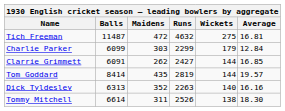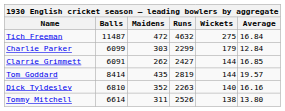(252, 36) 16.81 -> (252, 36) 16.84
(116, 87) 6313 -> (116, 87) 6810
(252, 100) 18.30 -> (252, 100) 13.80
